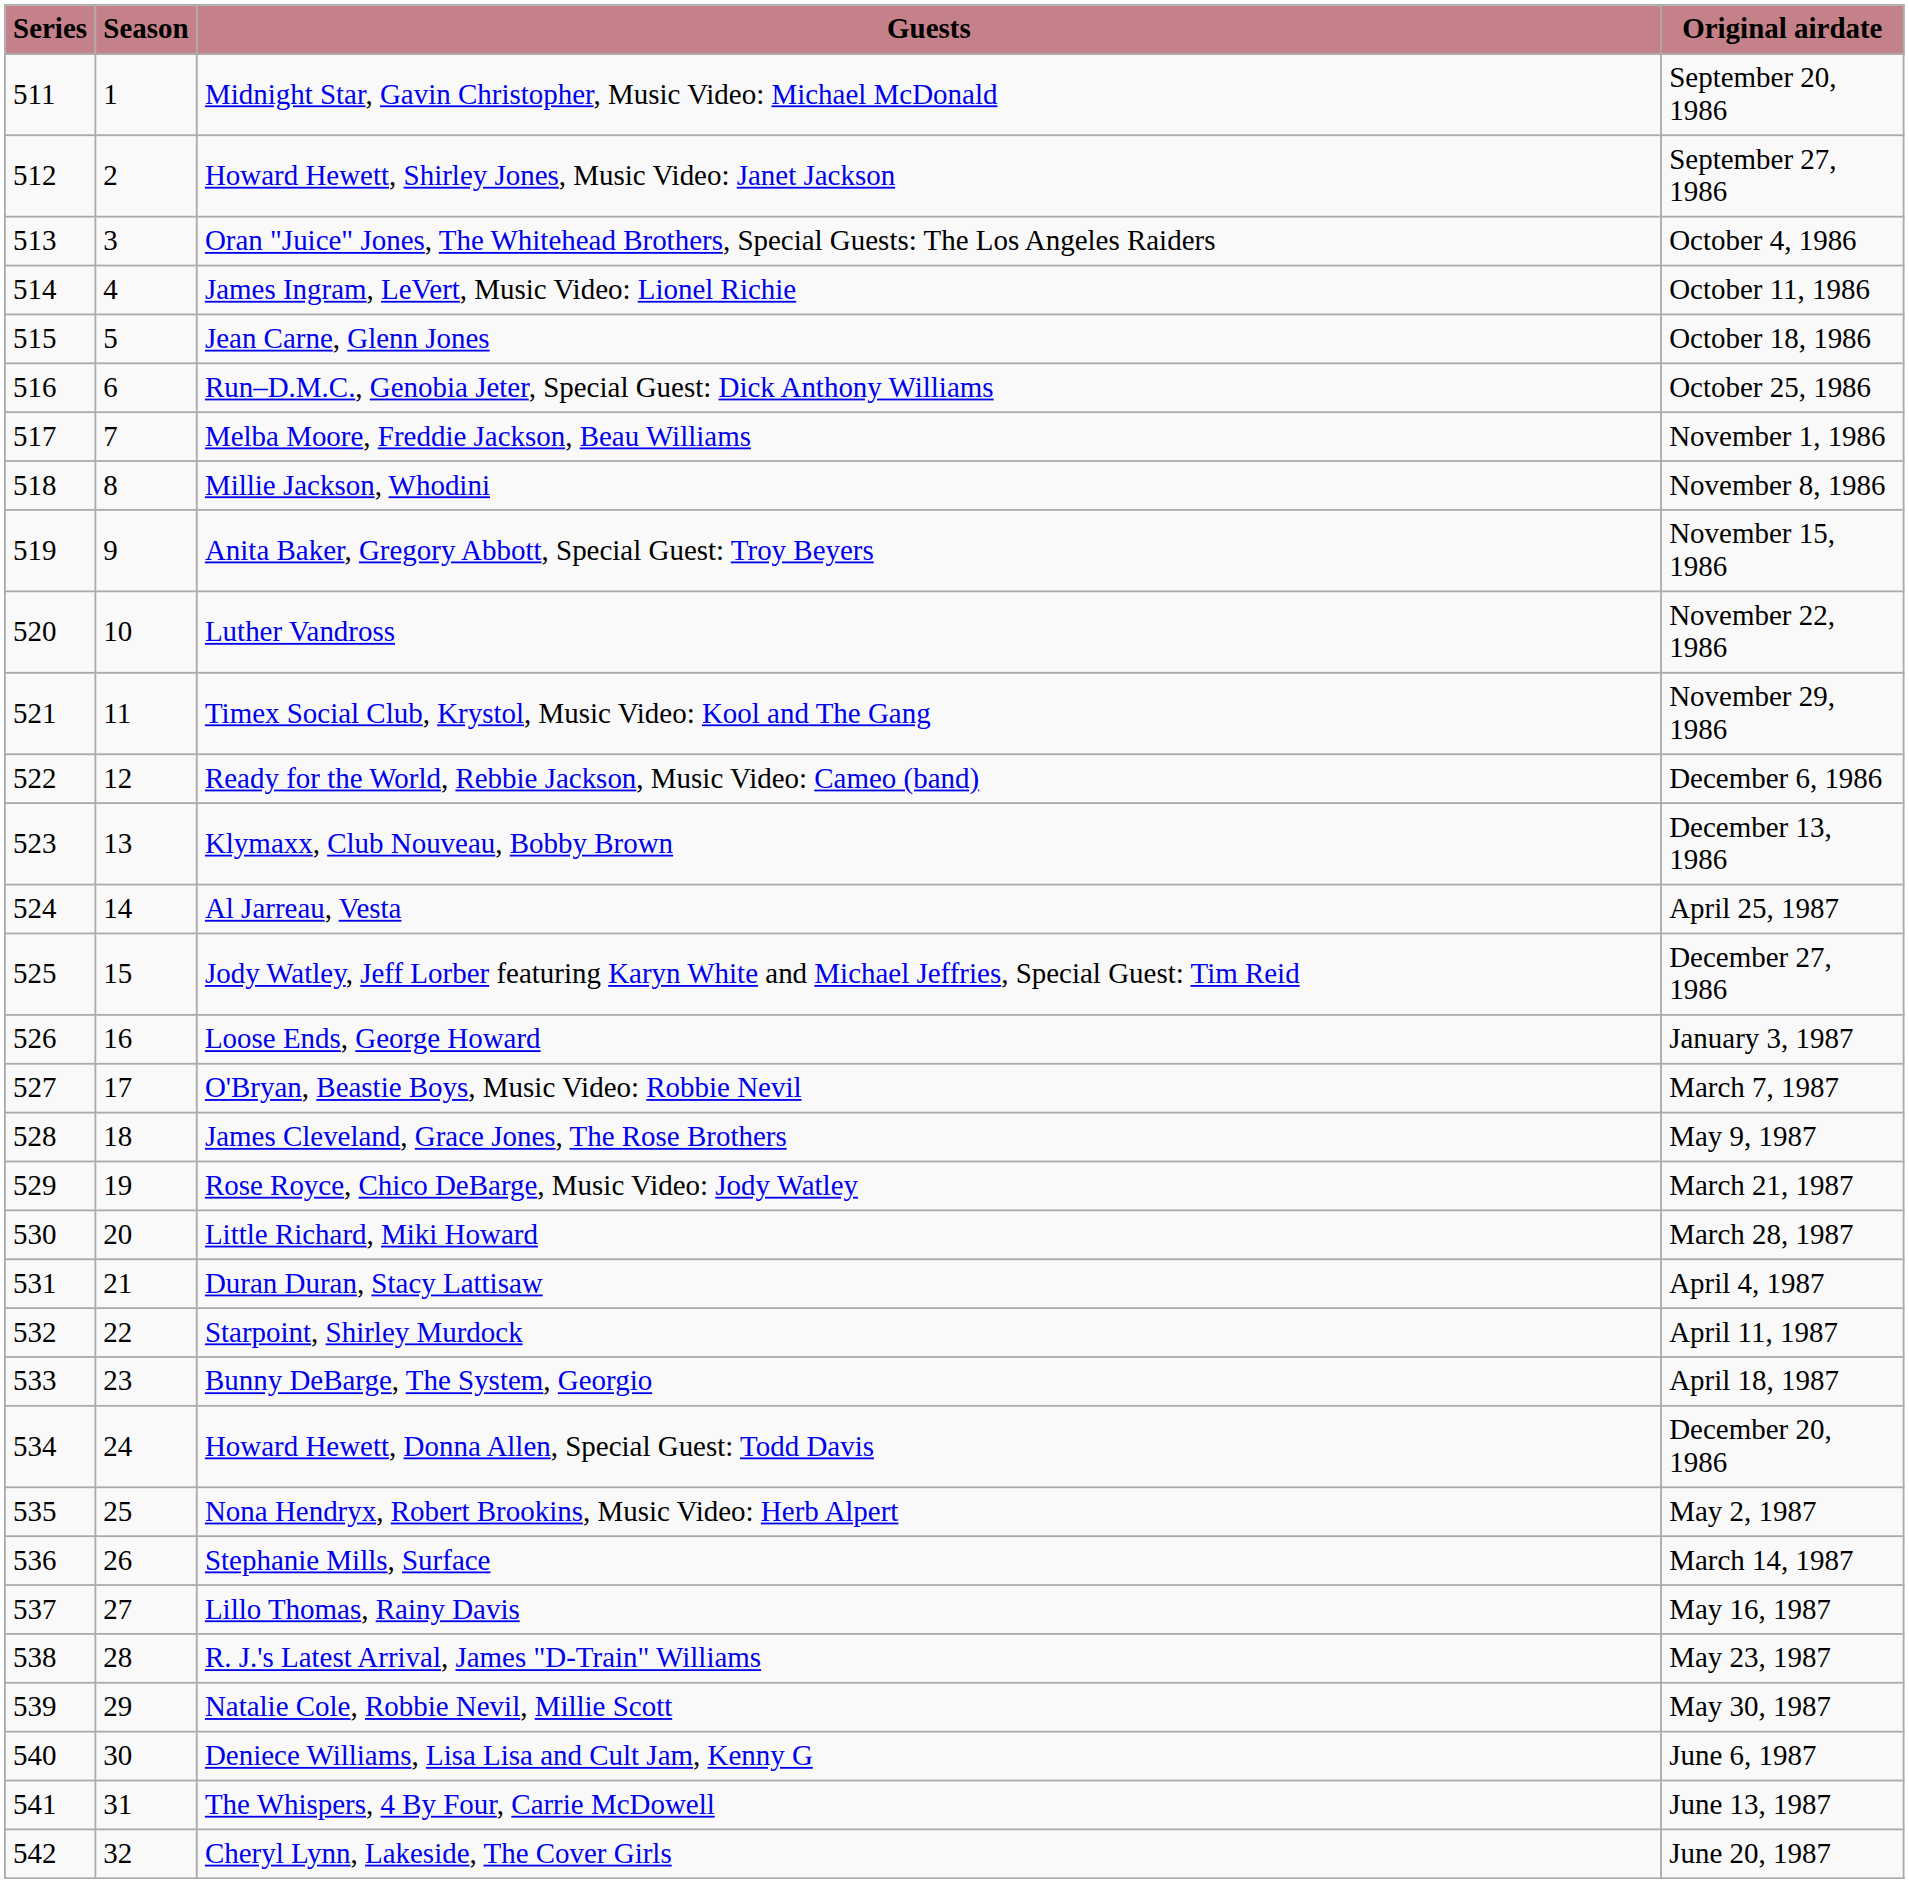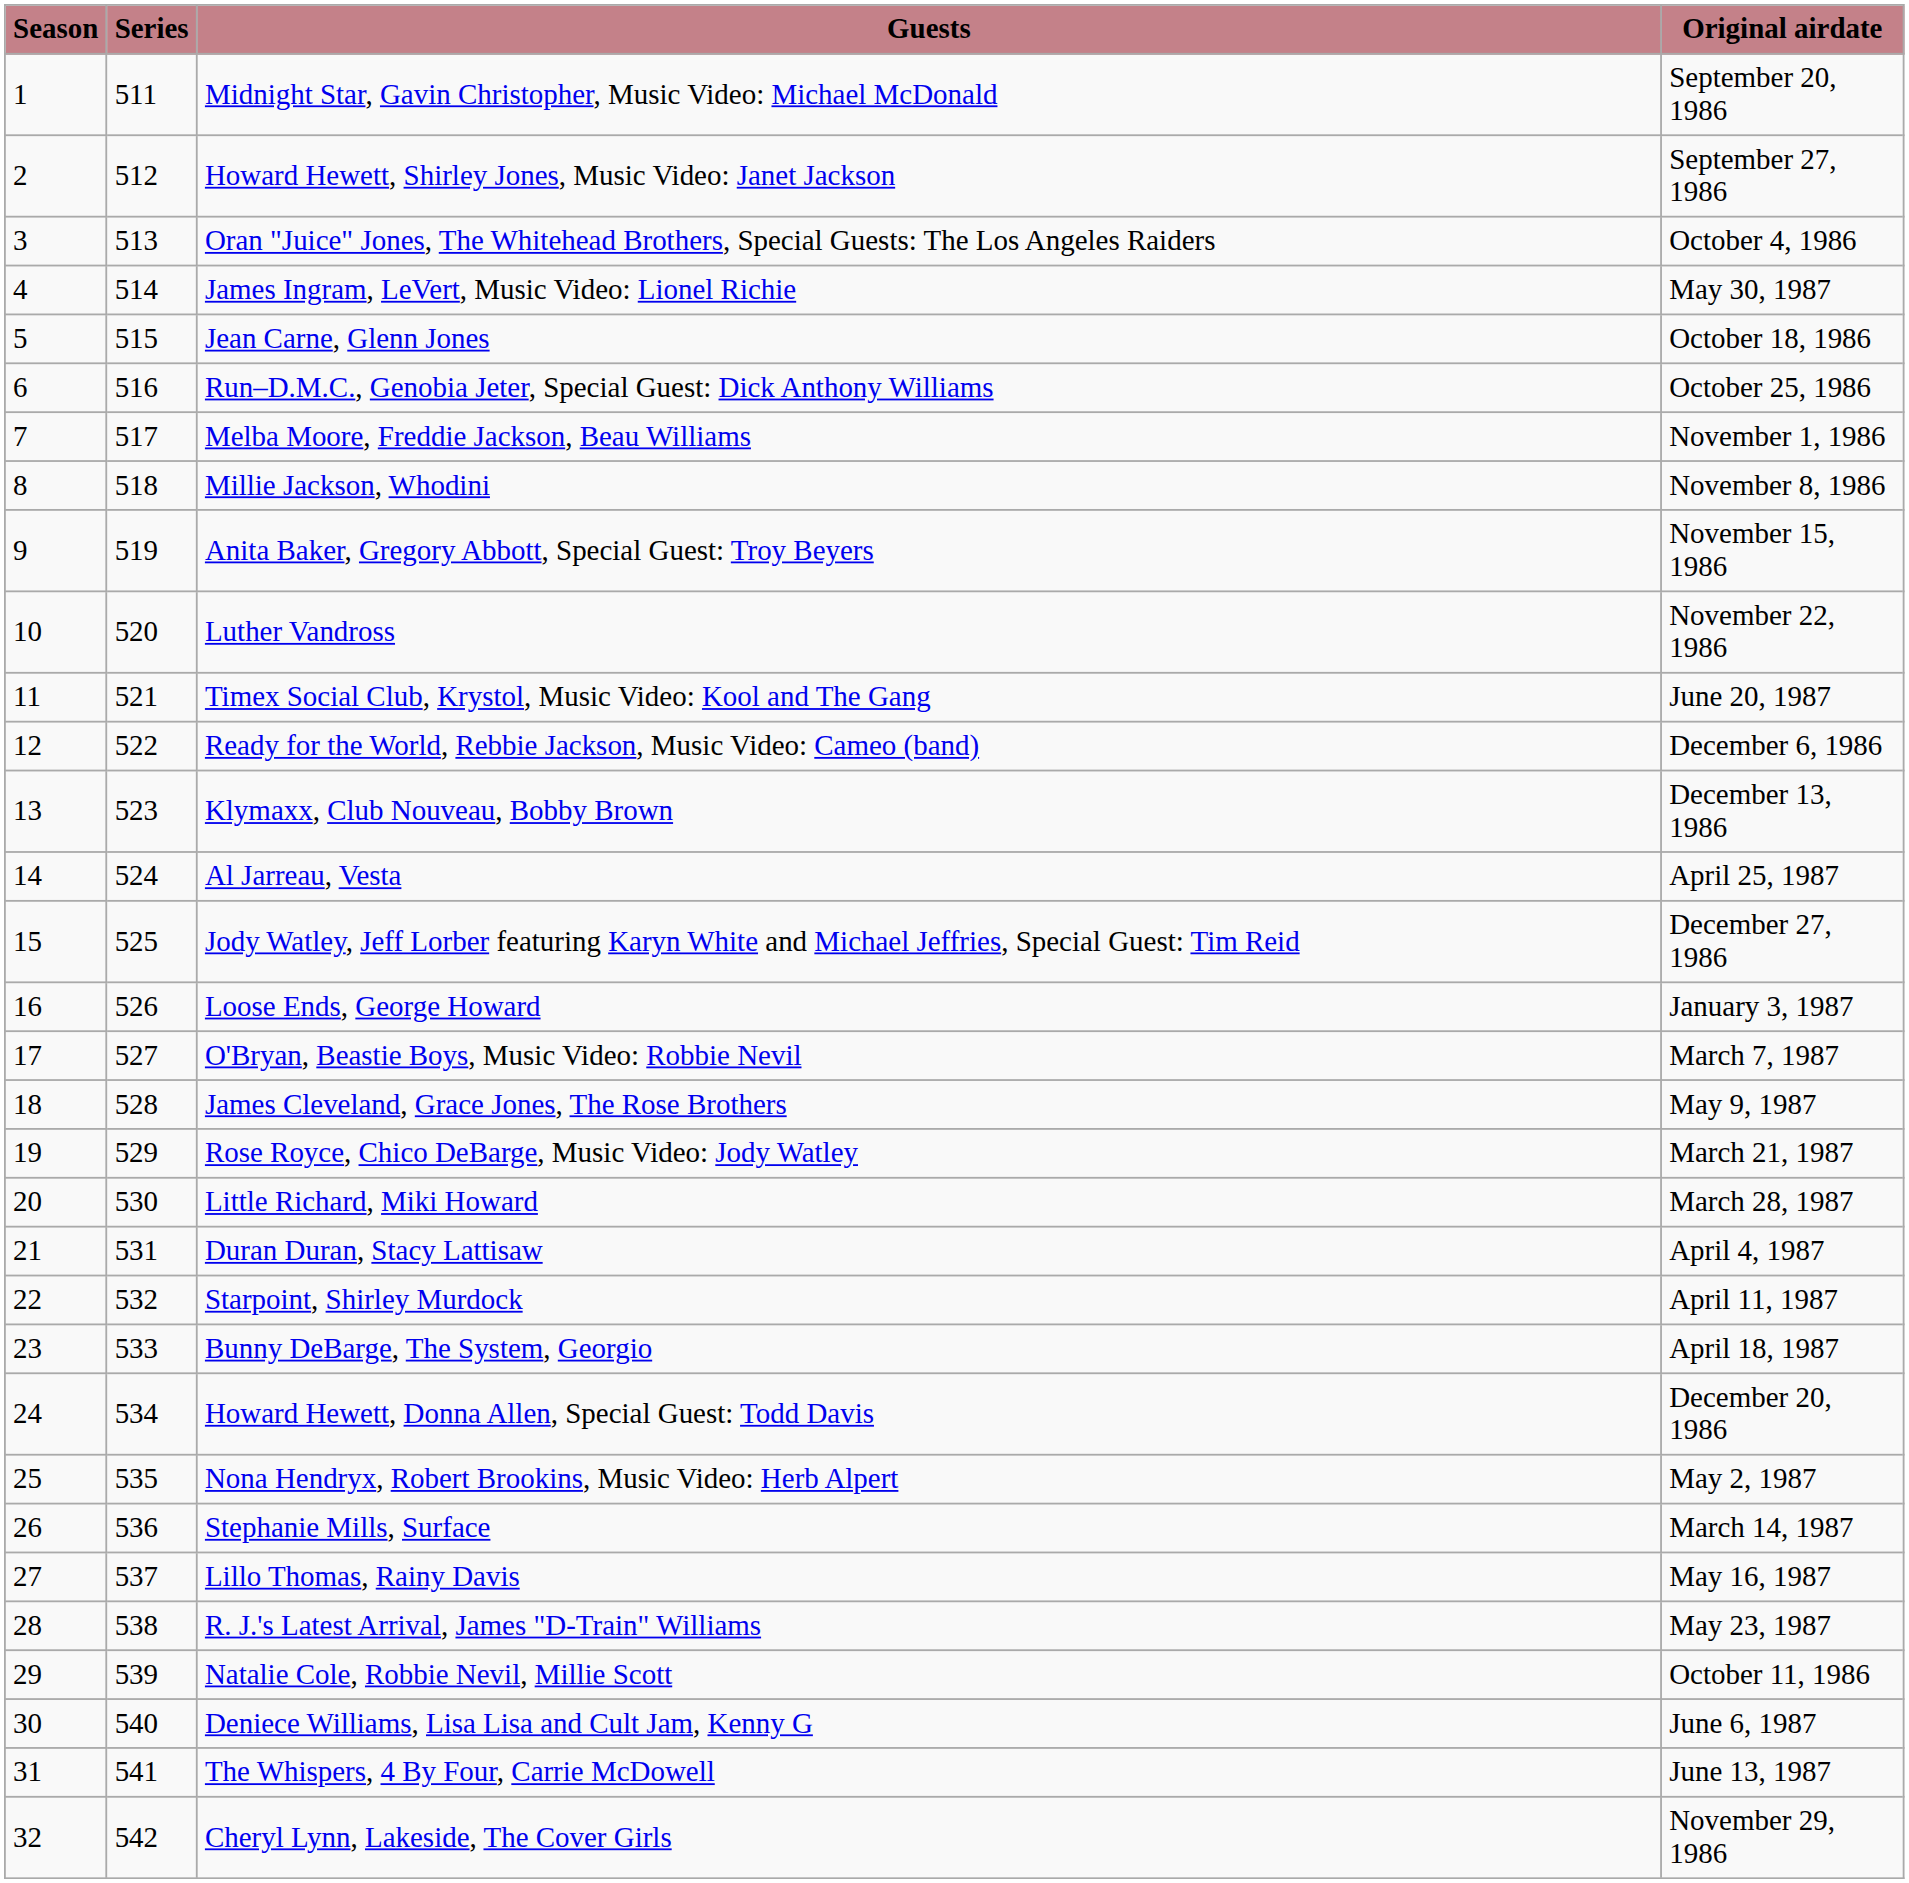columns swapped: (146, 28) <-> (50, 28)
(1770, 289) October 11, 1986 -> (1750, 289) May 30, 1987
(1752, 713) November 29, 1986 -> (1750, 696) June 20, 1987
(1750, 1706) May 30, 1987 -> (1770, 1674) October 11, 1986
(1750, 1853) June 20, 1987 -> (1752, 1837) November 29, 1986
